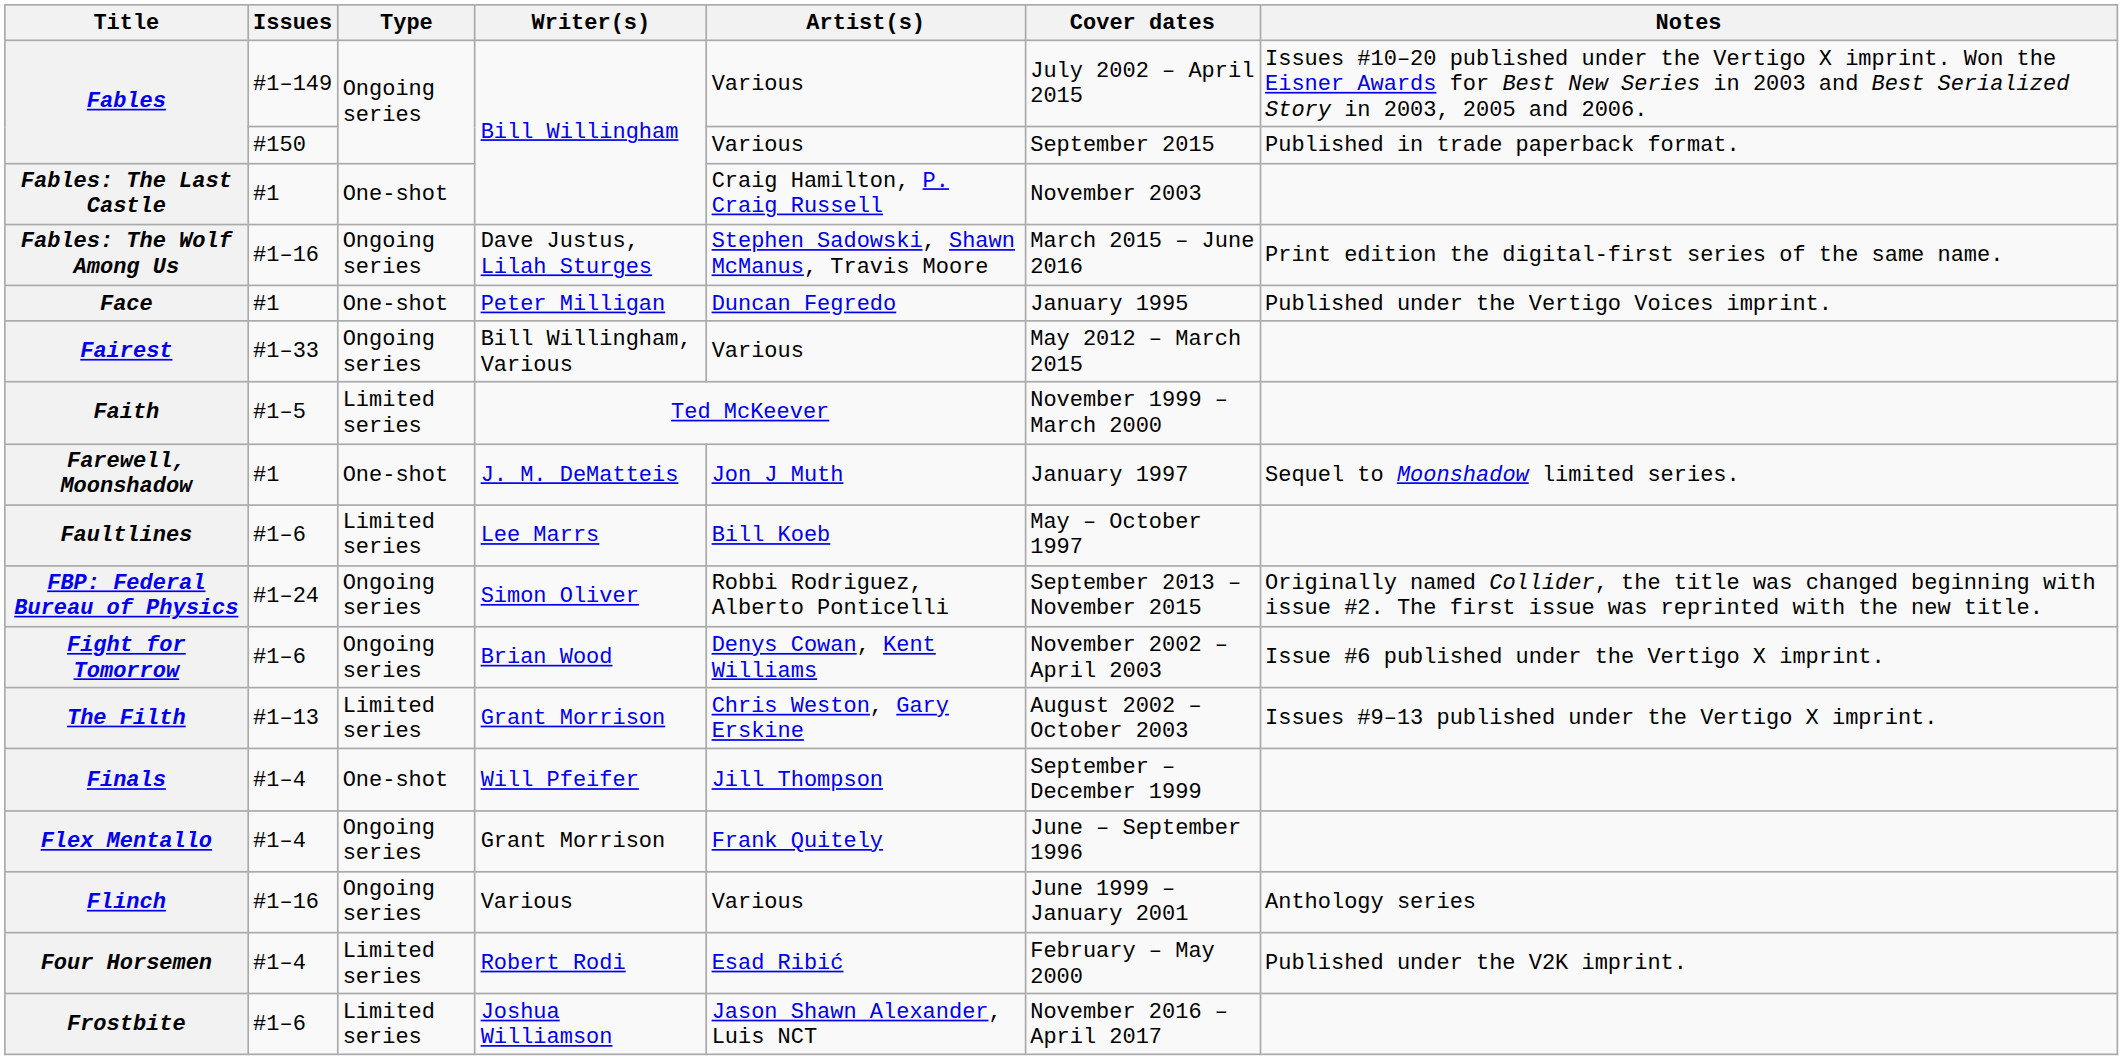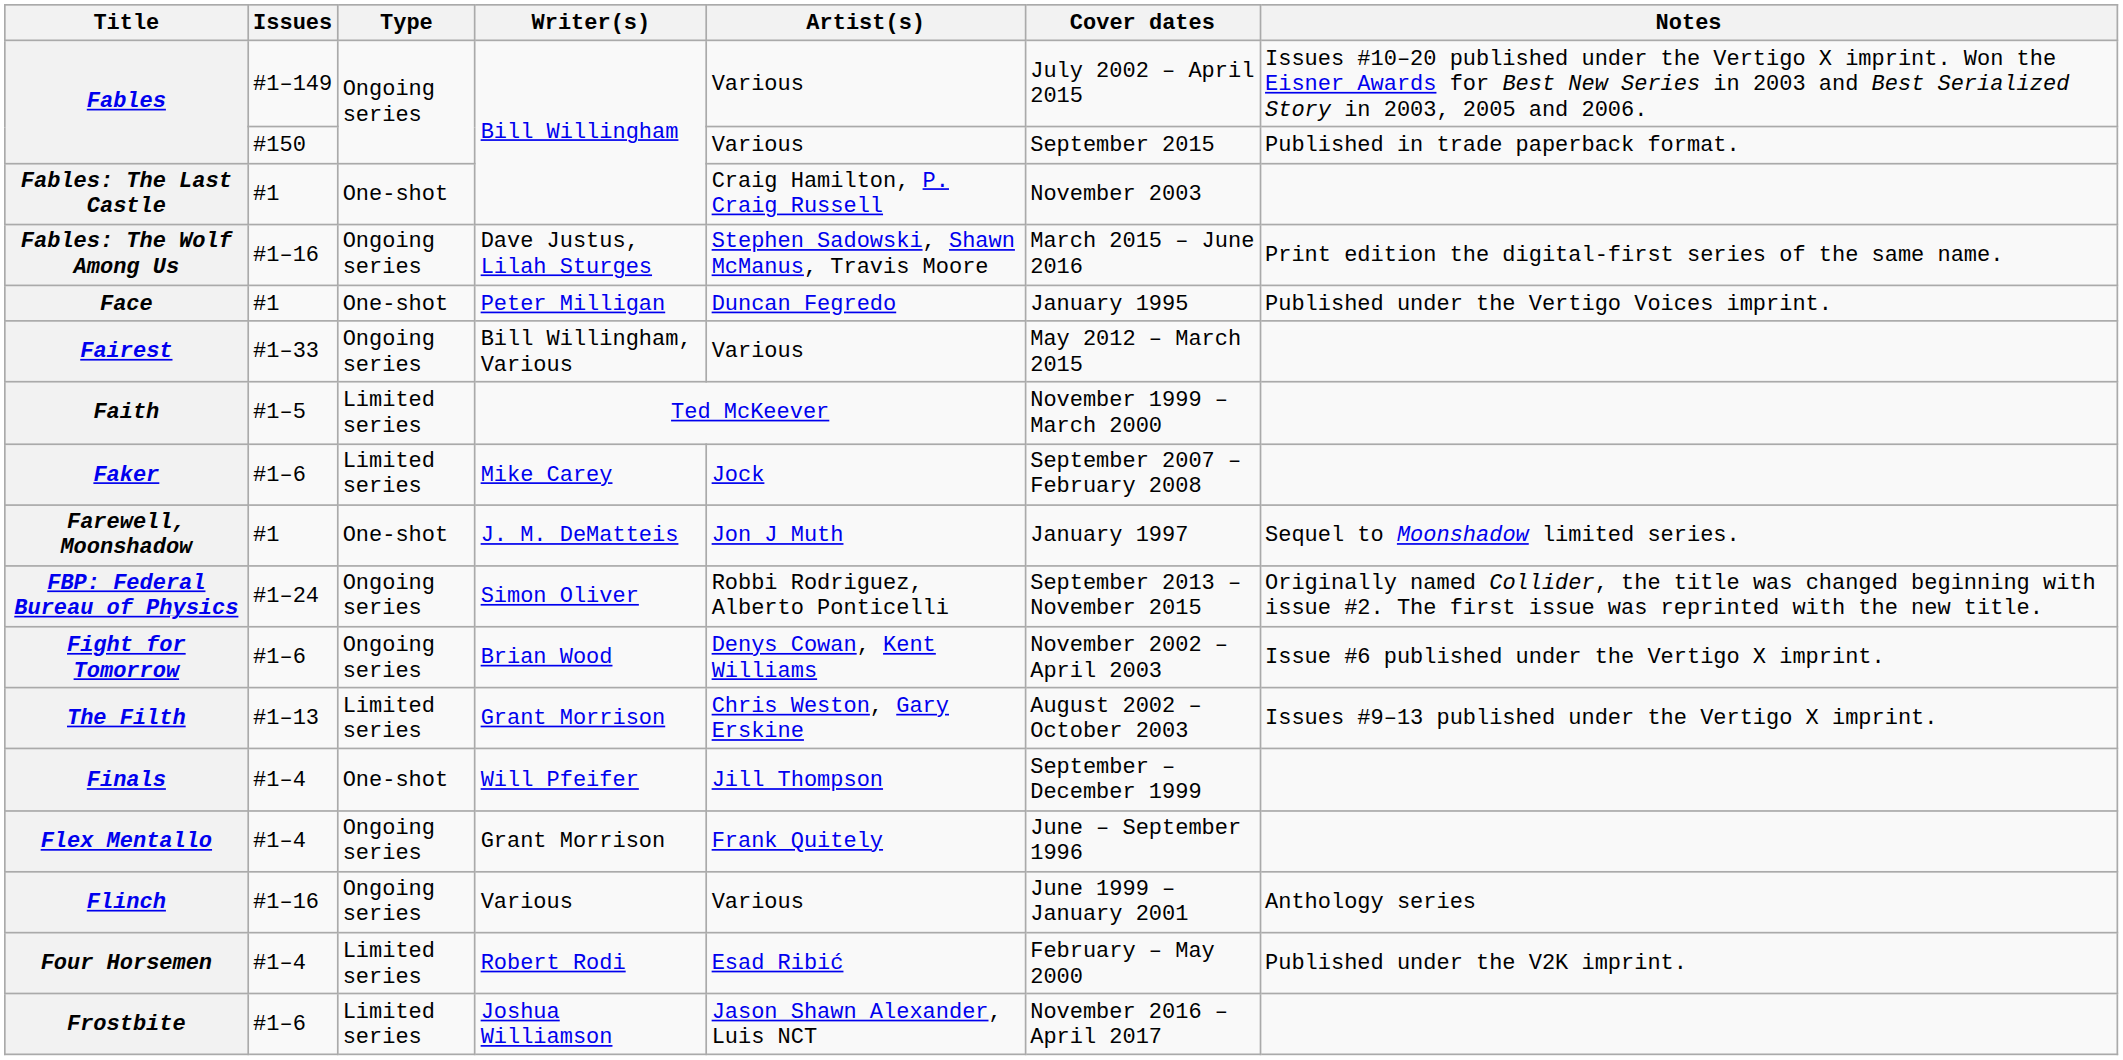+ row: (126, 474)
- row: (126, 535)
